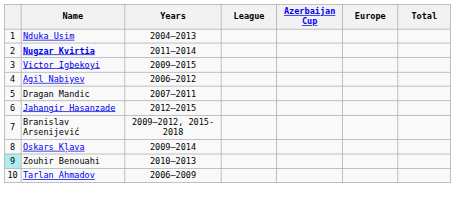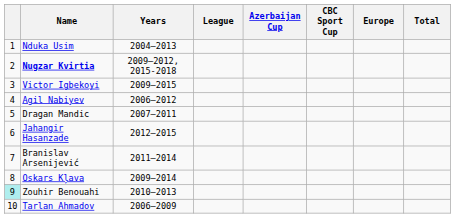+ column: (330, 21)
(173, 50) 2011–2014 -> (153, 65) 2009–2012, 2015-2018
(173, 127) 2009–2012, 2015-2018 -> (153, 158) 2011–2014
